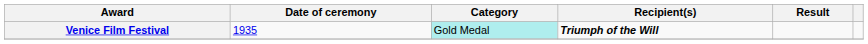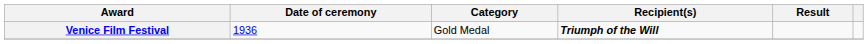(245, 30) 1935 -> (245, 30) 1936
(462, 30) paleturquoise background -> (462, 30) no background
